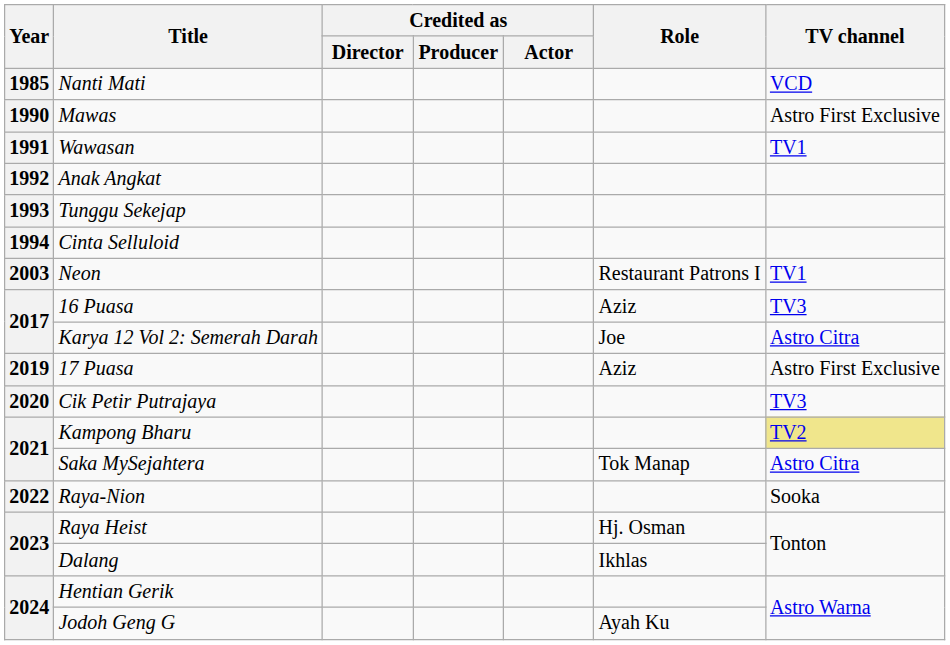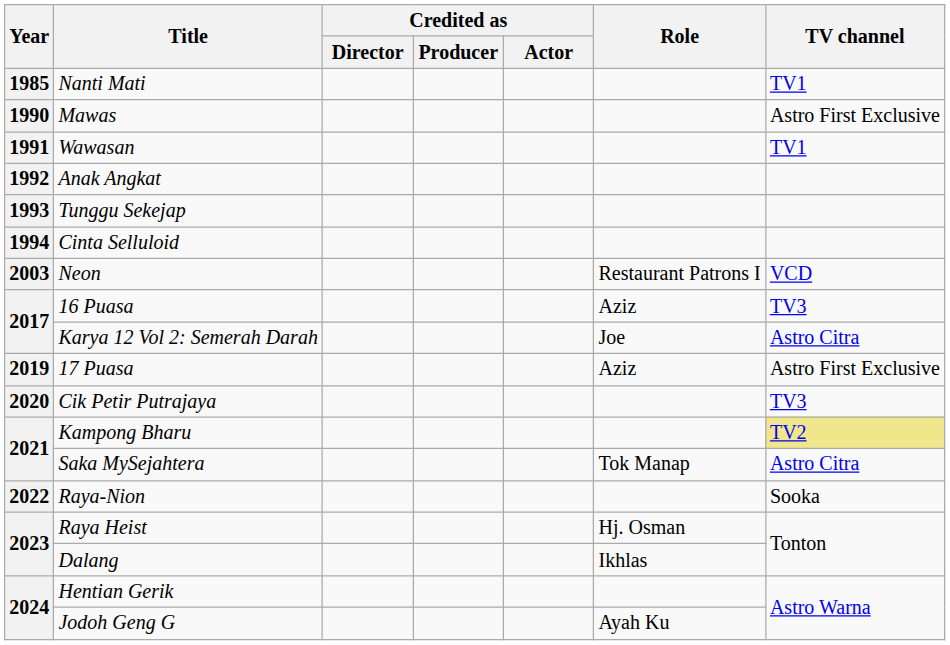(791, 83) VCD -> (788, 83) TV1
(788, 274) TV1 -> (791, 274) VCD
